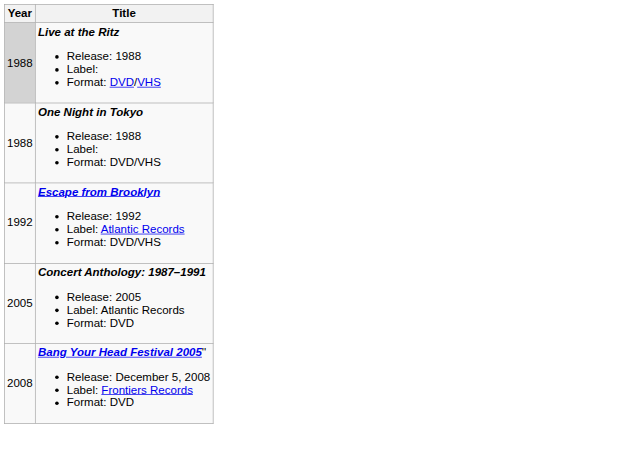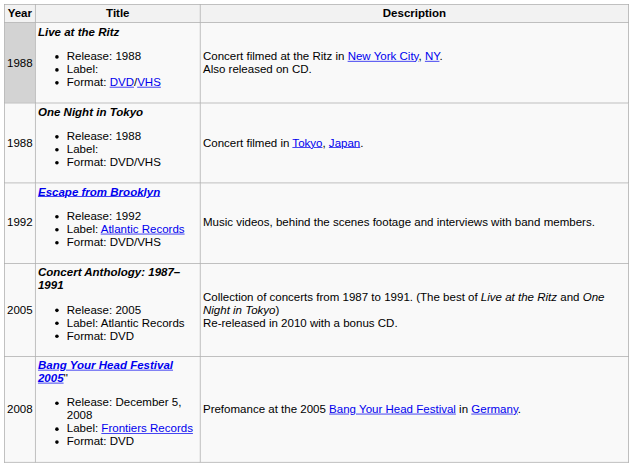+ column: (414, 13)
